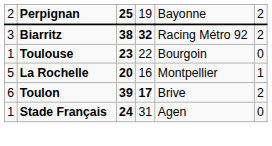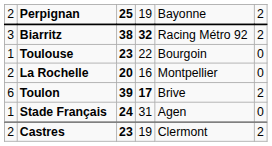(11, 73) 5 -> (11, 73) 2
(260, 73) 1 -> (260, 73) 0
+ row: (42, 132)
